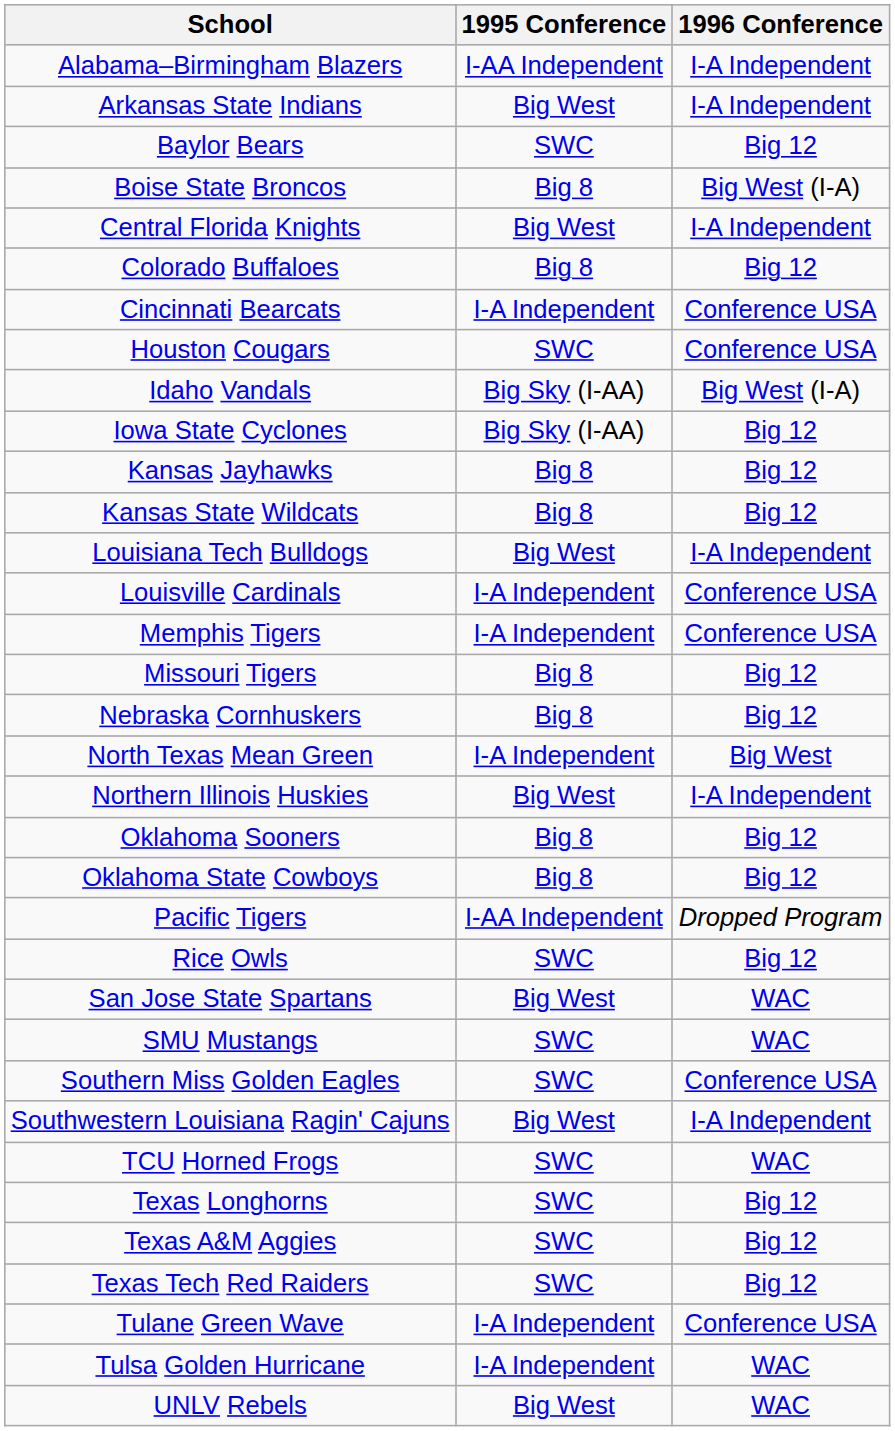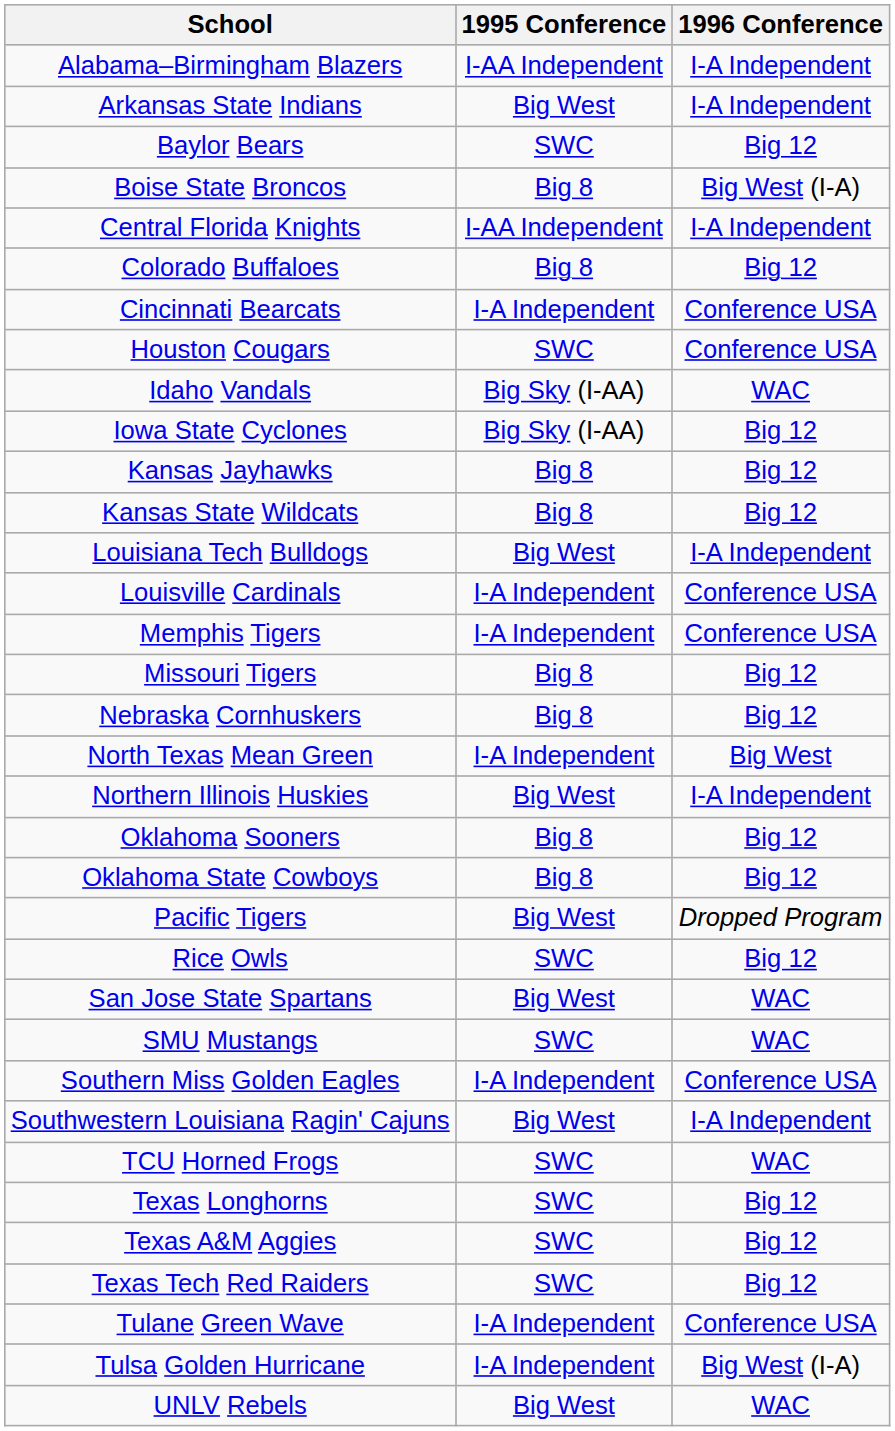(564, 227) Big West -> (564, 227) I-AA Independent
(781, 390) Big West (I-A) -> (781, 390) WAC
(564, 918) I-AA Independent -> (564, 918) Big West
(564, 1080) SWC -> (564, 1080) I-A Independent
(781, 1364) WAC -> (781, 1364) Big West (I-A)
